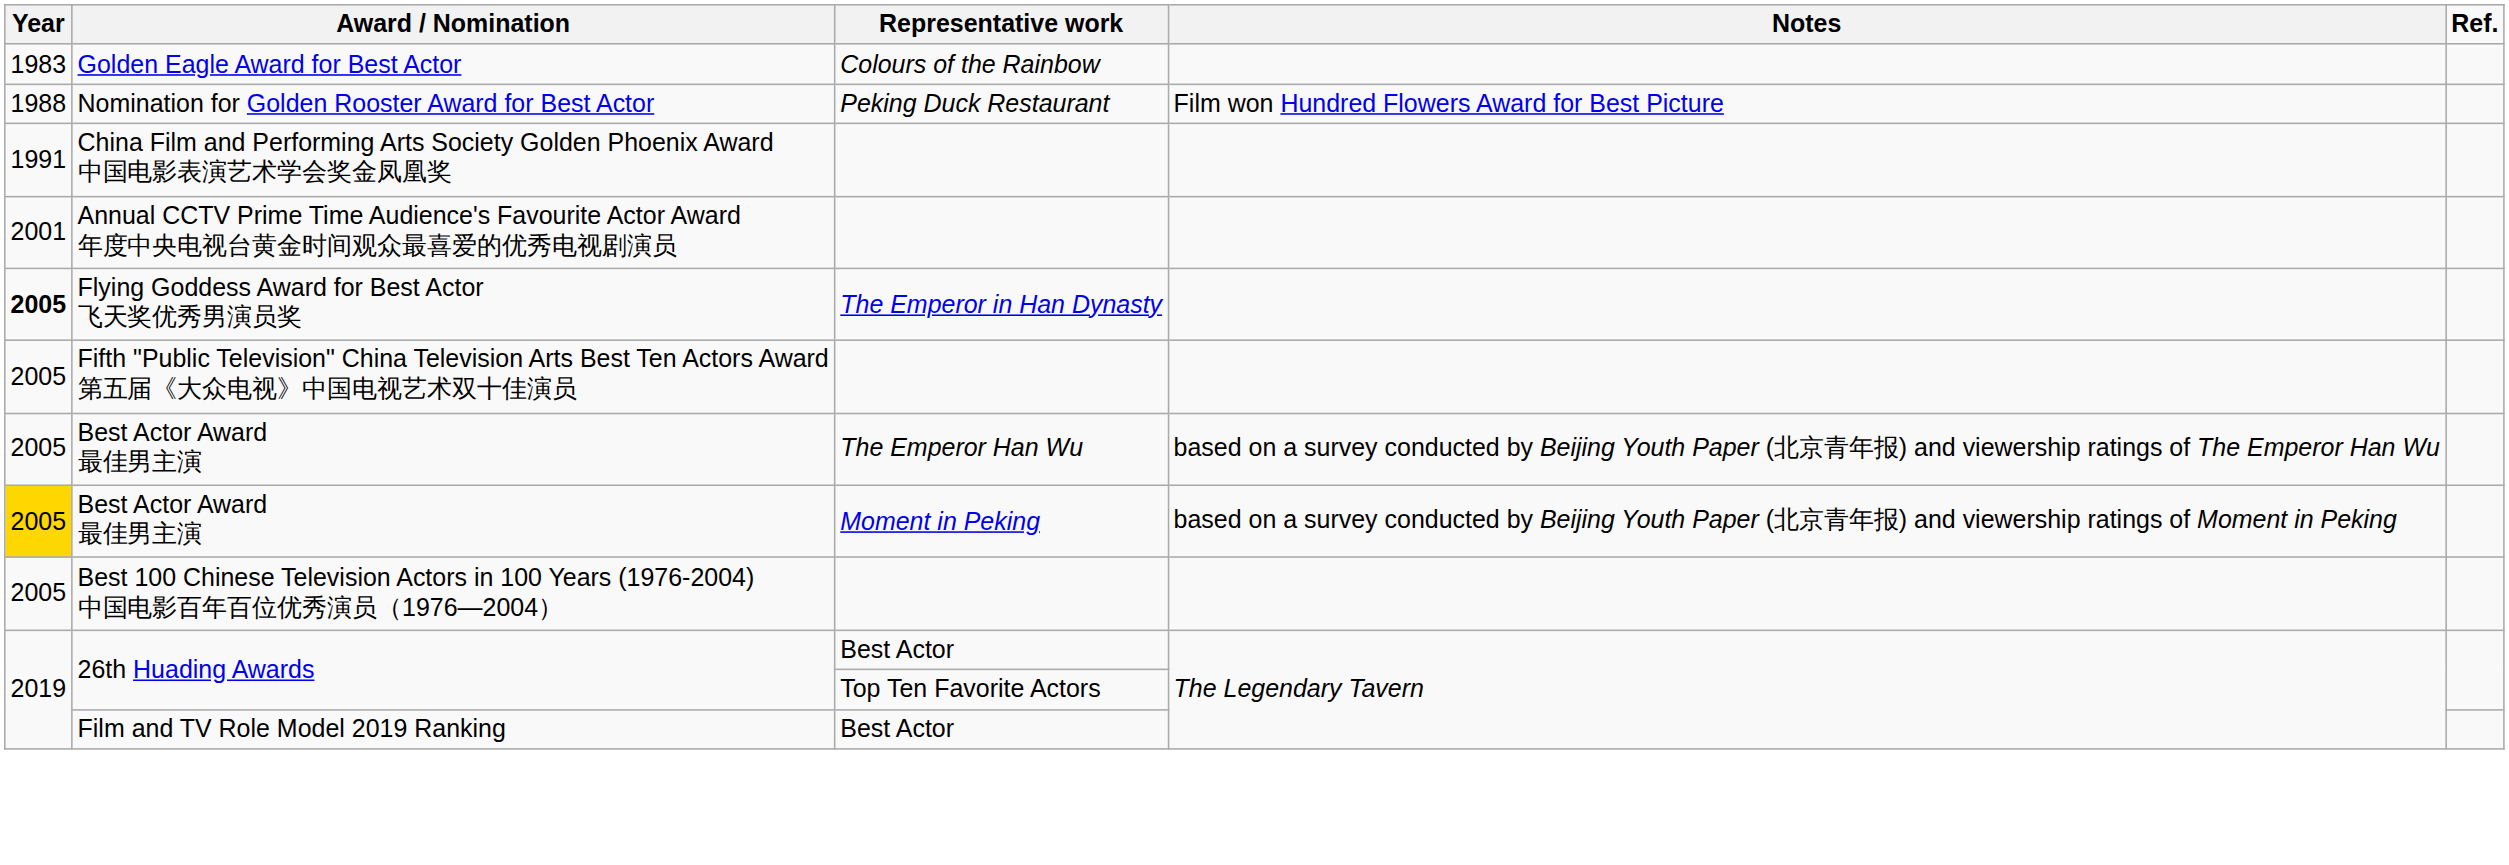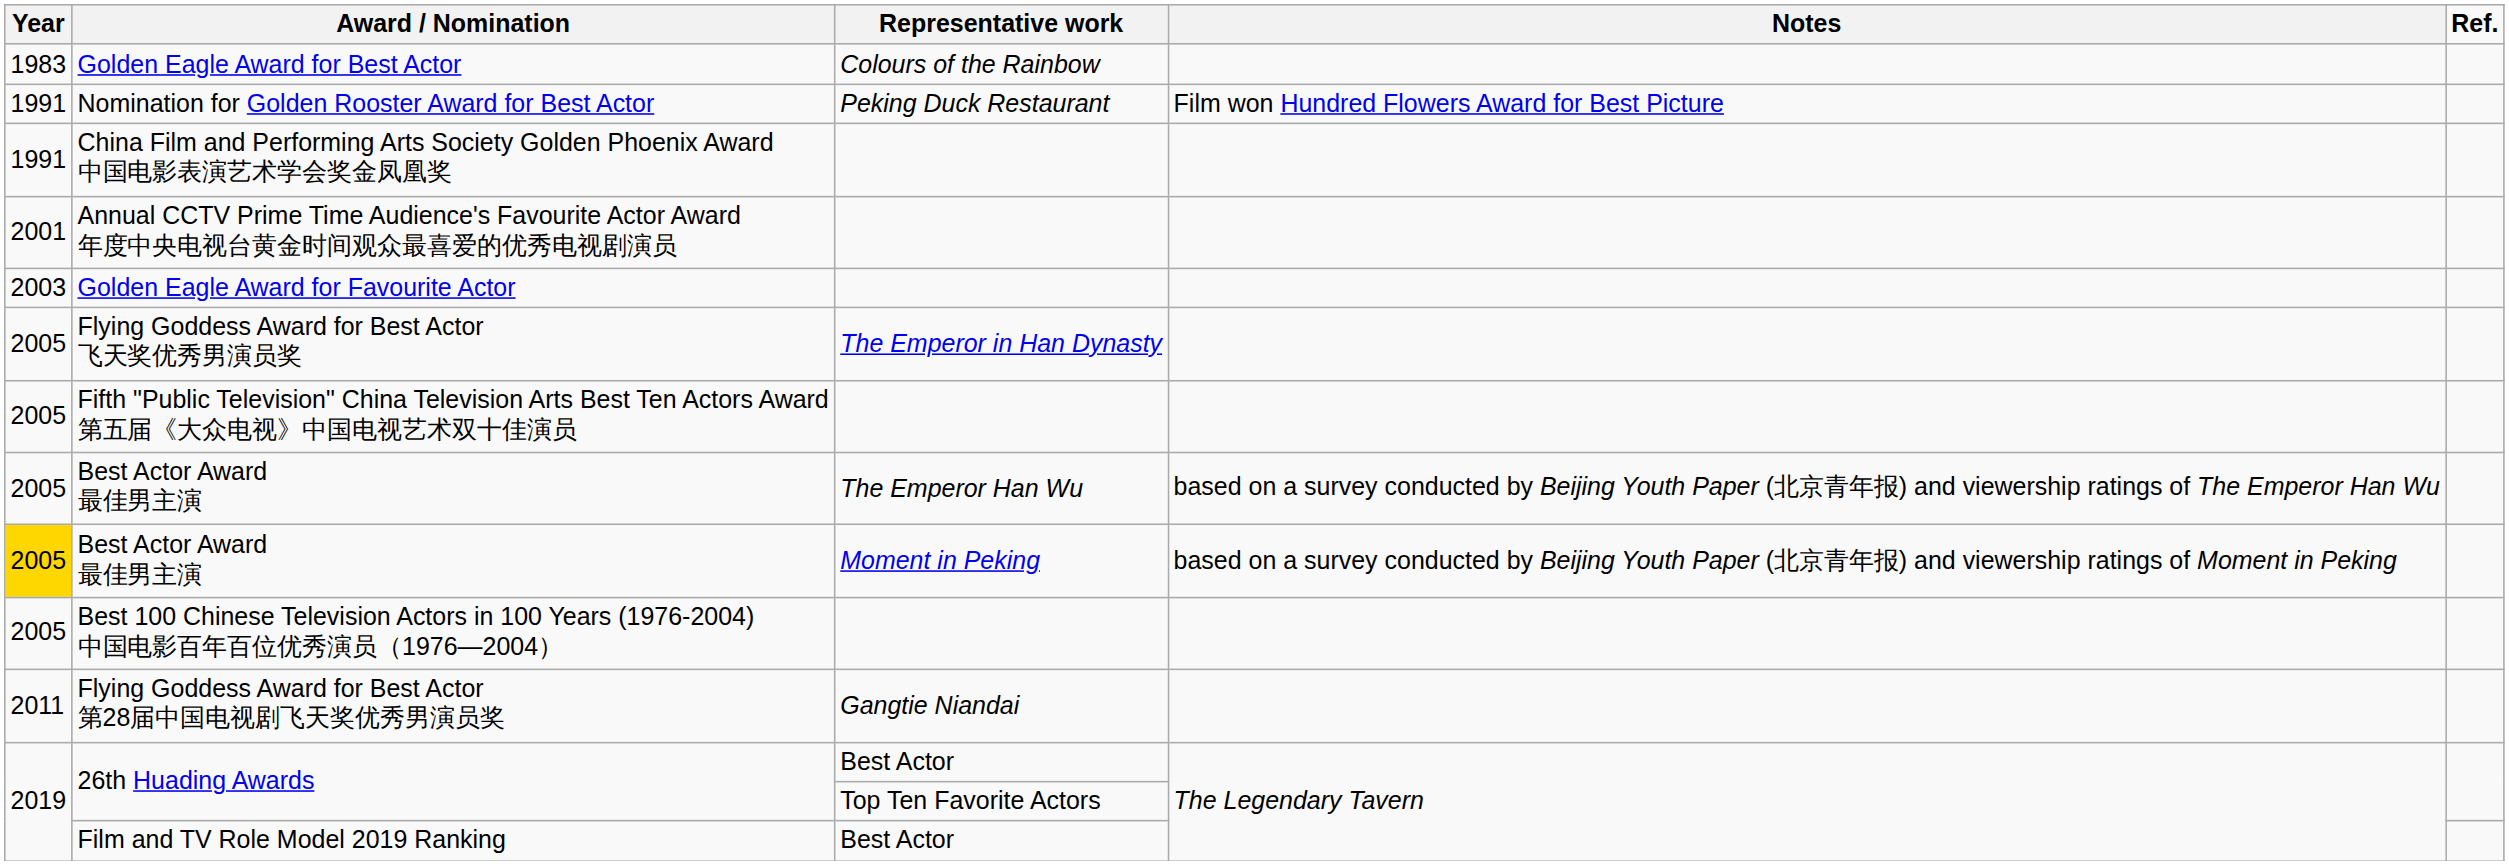(38, 103) 1988 -> (38, 103) 1991
+ row: (297, 287)
(38, 304) bold -> (38, 343) normal
+ row: (291, 703)
